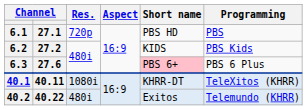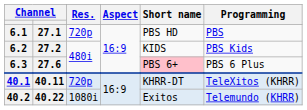(83, 81) 1080i -> (81, 81) 720p
(81, 97) 480i -> (83, 97) 1080i
